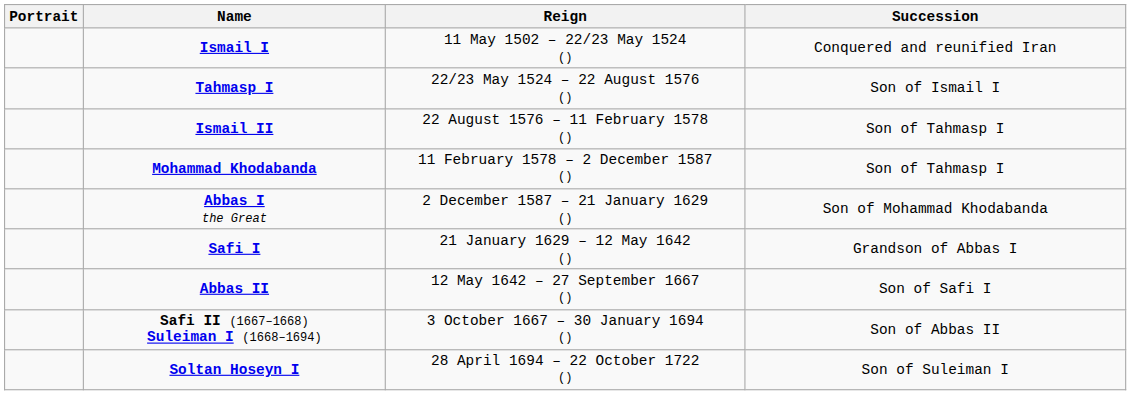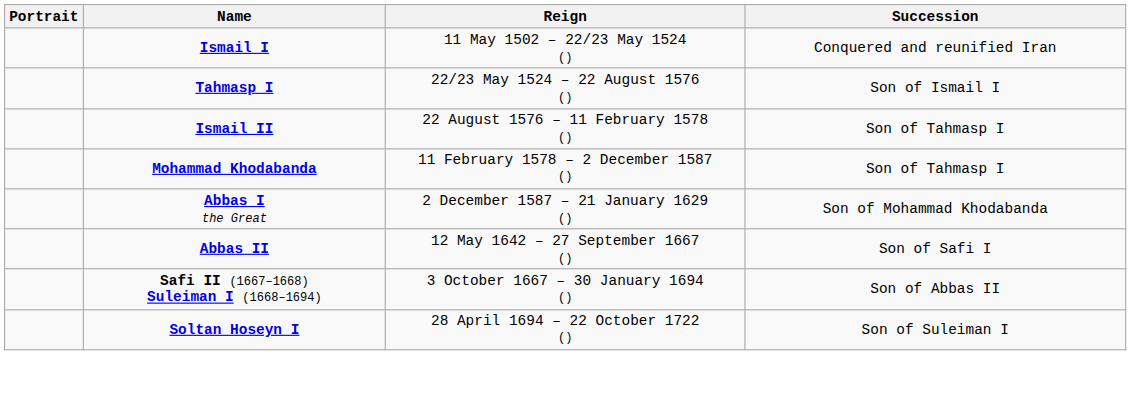- row: (234, 249)
